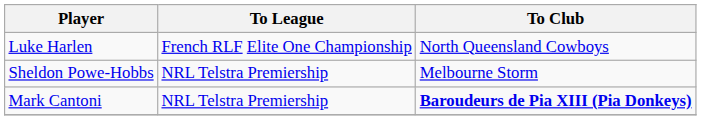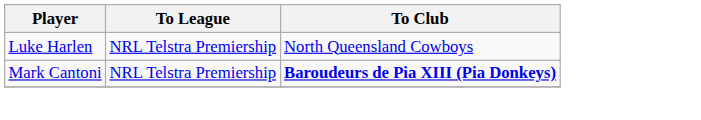(287, 46) French RLF Elite One Championship -> (193, 46) NRL Telstra Premiership
- row: (81, 73)
